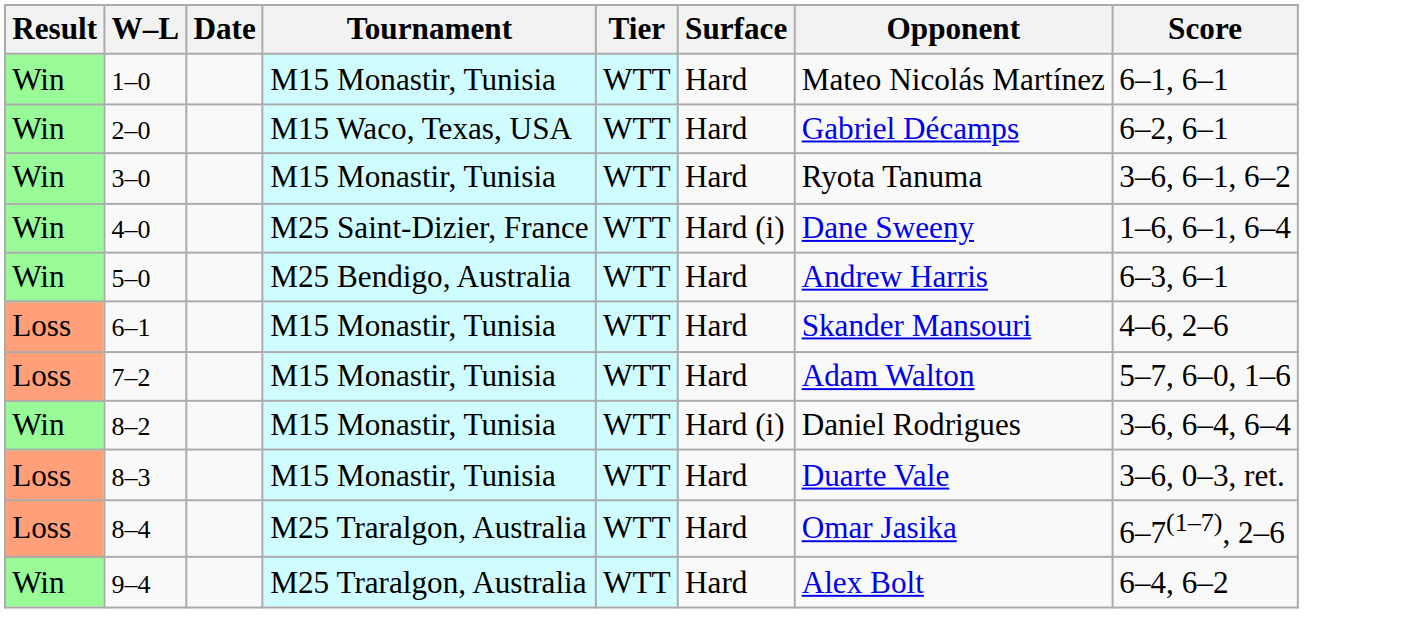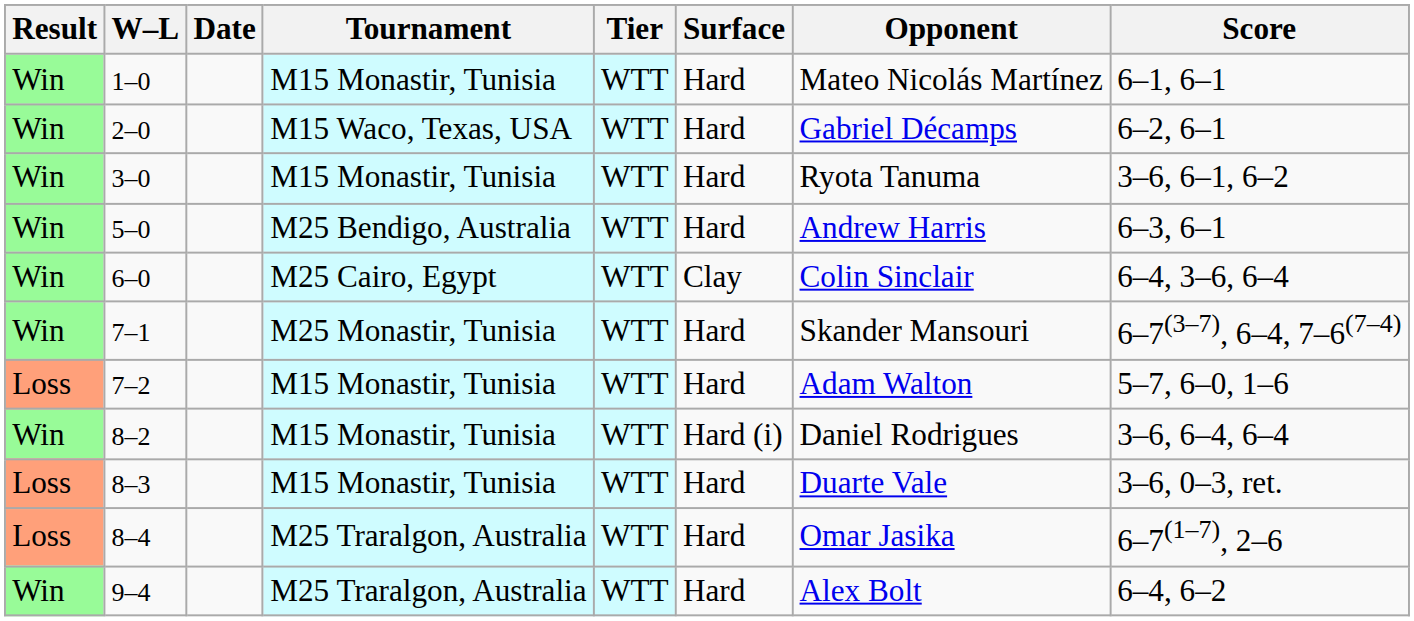- row: (131, 229)
+ row: (131, 278)
- row: (131, 328)
+ row: (131, 332)
